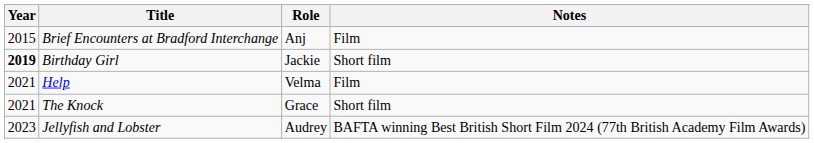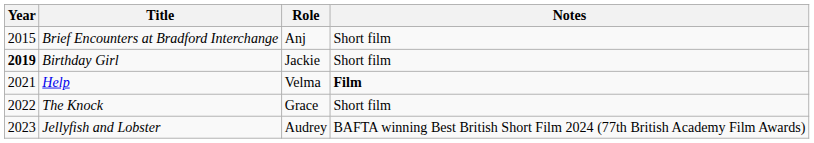(347, 37) Film -> (362, 37) Short film
(347, 82) normal -> (348, 82) bold
(22, 104) 2021 -> (22, 104) 2022
